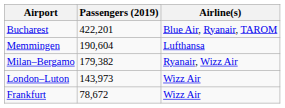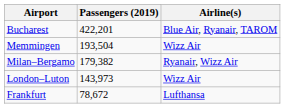(96, 45) 190,604 -> (96, 45) 193,504
(184, 45) Lufthansa -> (182, 45) Wizz Air
(182, 95) Wizz Air -> (184, 95) Lufthansa
